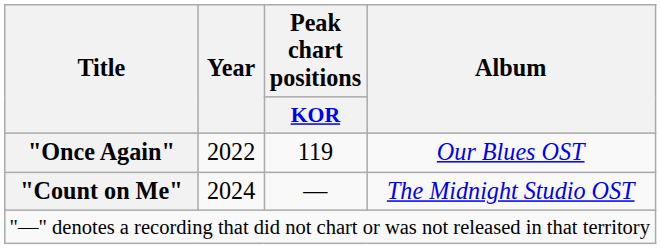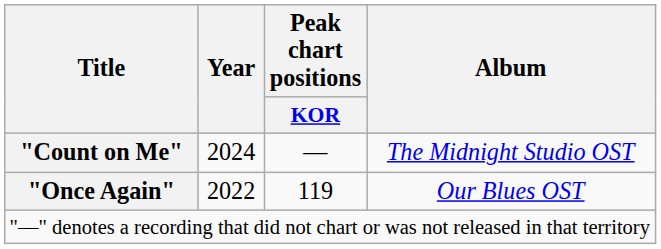rows swapped: (101, 152) <-> (101, 190)
